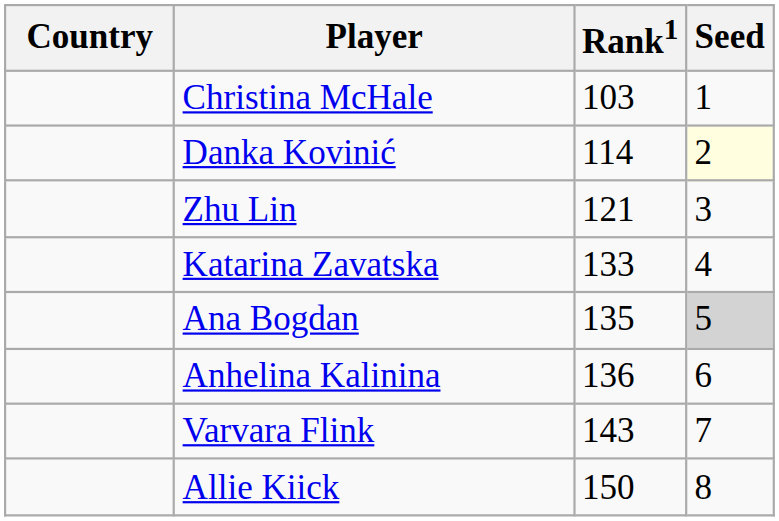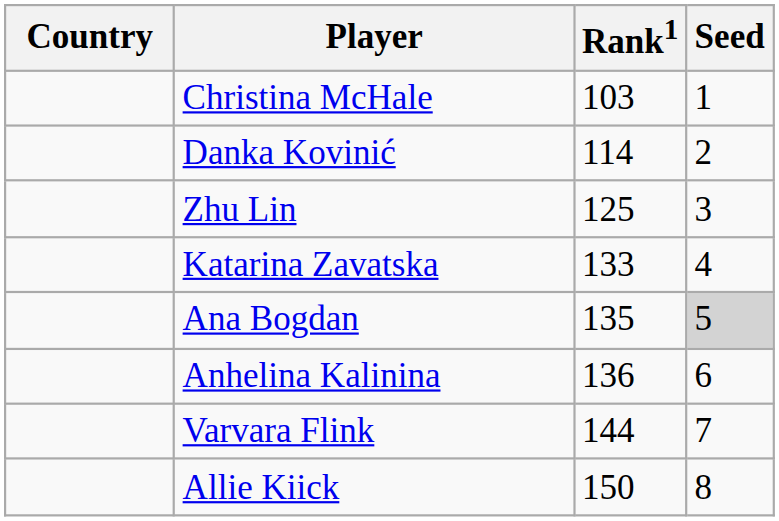(703, 152) lightyellow background -> (703, 152) no background
(608, 208) 121 -> (608, 208) 125
(608, 430) 143 -> (608, 430) 144
